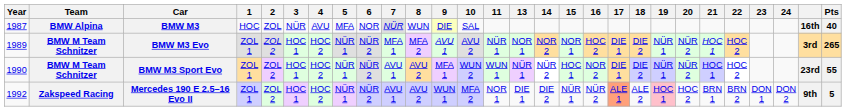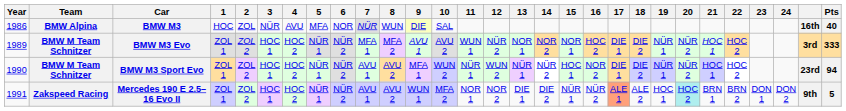+ column: (497, 11)
(17, 25) 1987 -> (17, 25) 1986
(497, 45) NÜR 1 -> (471, 45) WUN 1
(832, 45) 265 -> (832, 45) 333
(497, 69) WUN 1 -> (471, 69) NÜR 1
(832, 69) 55 -> (832, 69) 94
(17, 94) 1992 -> (17, 94) 1991
(663, 94) pink background -> (663, 94) no background
(688, 94) no background -> (688, 94) paleturquoise background
